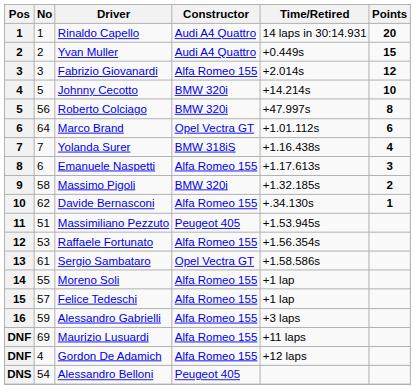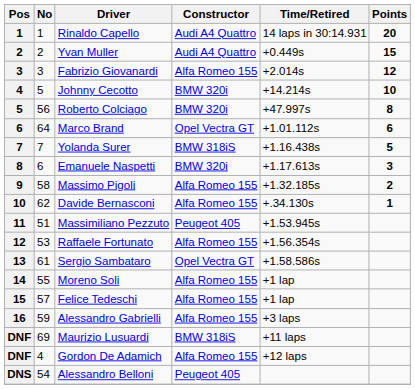(390, 147) 4 -> (390, 147) 5
(216, 166) Alfa Romeo 155 -> (201, 166) BMW 320i
(201, 185) BMW 320i -> (216, 185) Alfa Romeo 155
(216, 336) Alfa Romeo 155 -> (205, 336) BMW 318iS
